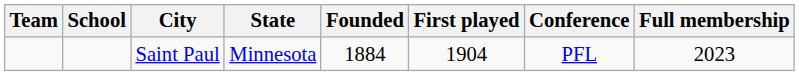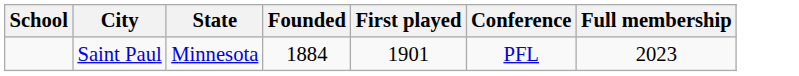- column: (34, 20)
(466, 53) 1904 -> (408, 53) 1901
